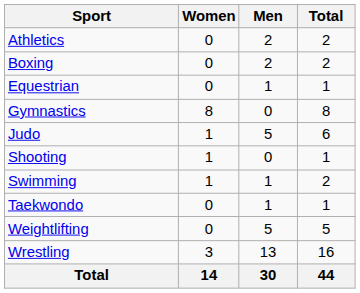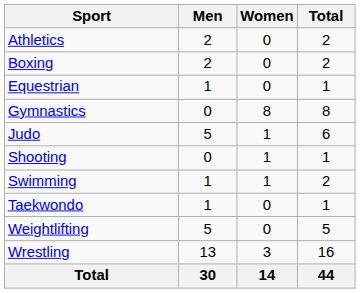columns swapped: (268, 16) <-> (209, 16)
